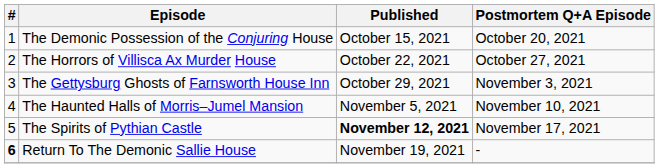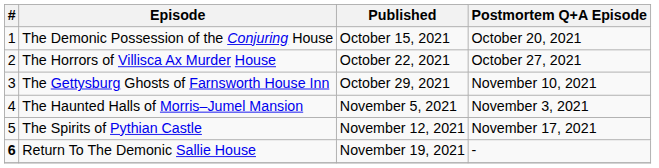(534, 83) November 3, 2021 -> (534, 83) November 10, 2021
(538, 106) November 10, 2021 -> (530, 106) November 3, 2021
(404, 128) bold -> (402, 128) normal
